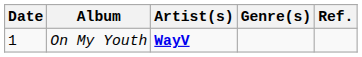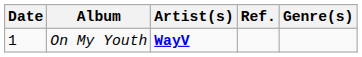columns swapped: (276, 17) <-> (336, 17)
